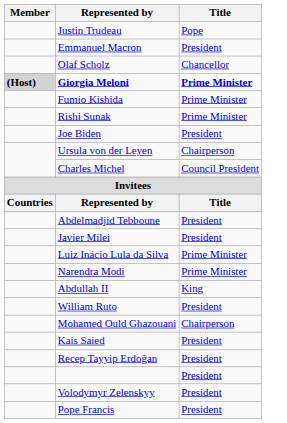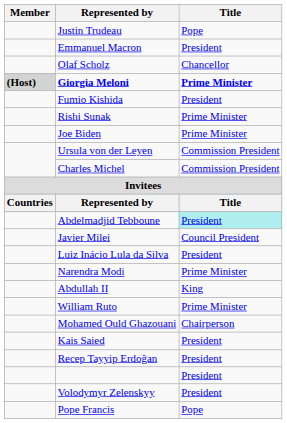(214, 99) Prime Minister -> (202, 99) President
(202, 133) President -> (214, 133) Prime Minister
(208, 151) Chairperson -> (230, 151) Commission President
(220, 168) Council President -> (230, 168) Commission President
(202, 220) no background -> (202, 220) paleturquoise background
(202, 237) President -> (220, 237) Council President
(214, 254) Prime Minister -> (202, 254) President
(202, 306) President -> (214, 306) Prime Minister
(202, 409) President -> (192, 409) Pope
